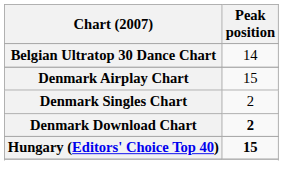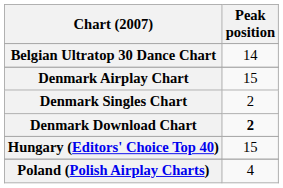(250, 147) bold -> (250, 147) normal
+ row: (113, 170)
